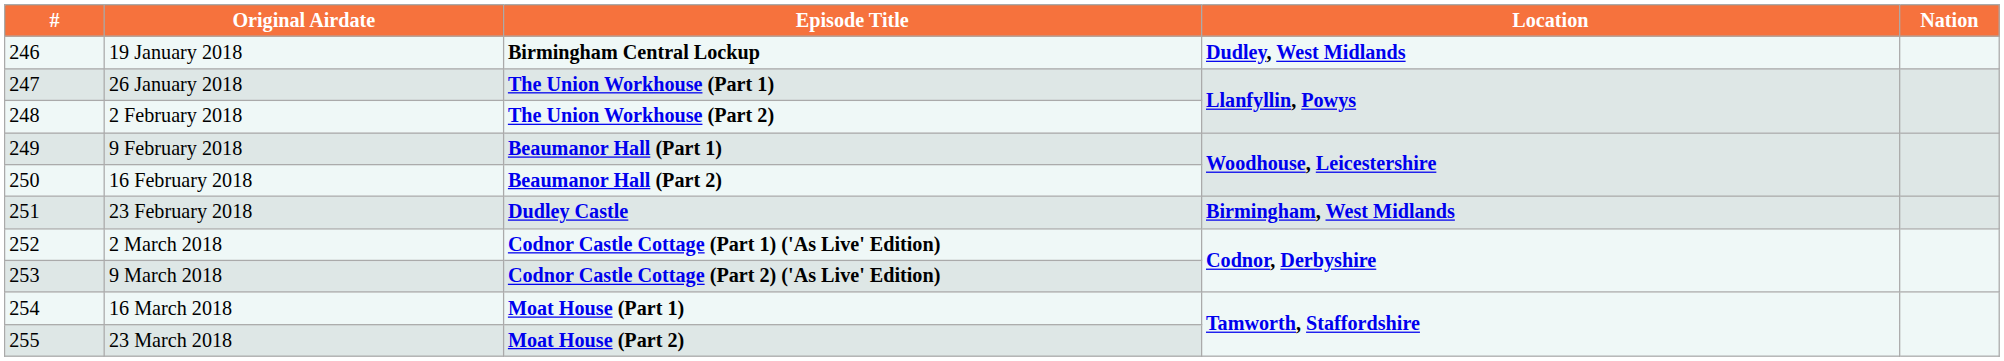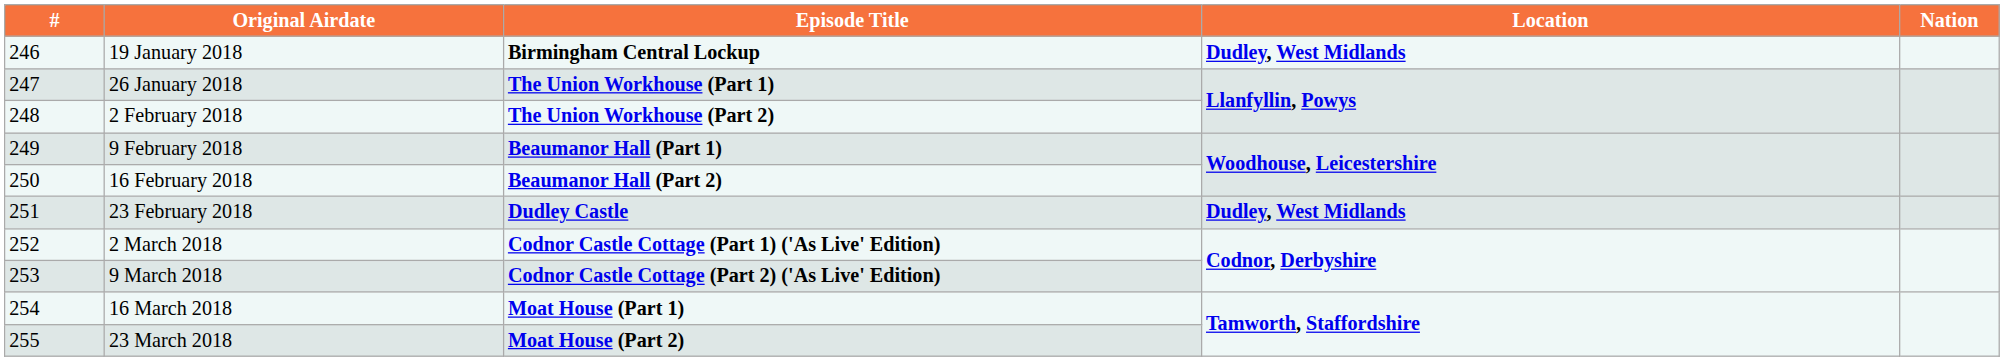(1330, 212) Birmingham, West Midlands -> (1306, 212) Dudley, West Midlands
